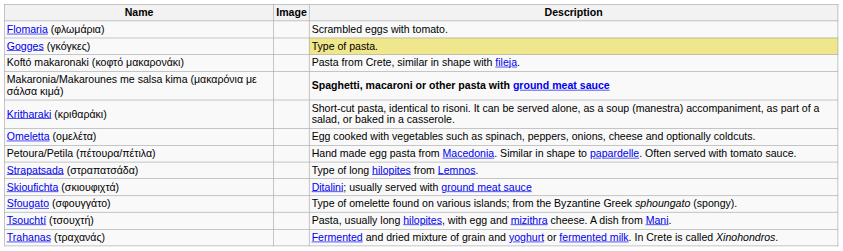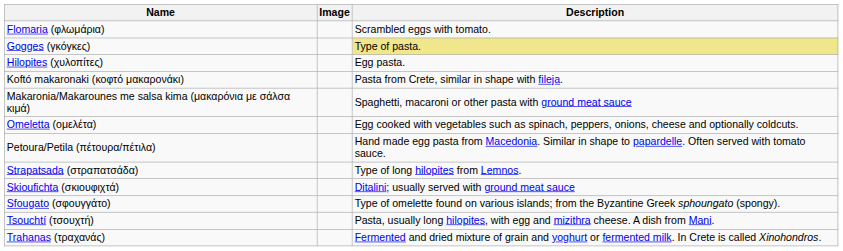+ row: (55, 63)
(461, 85) bold -> (493, 102) normal
- row: (57, 114)
